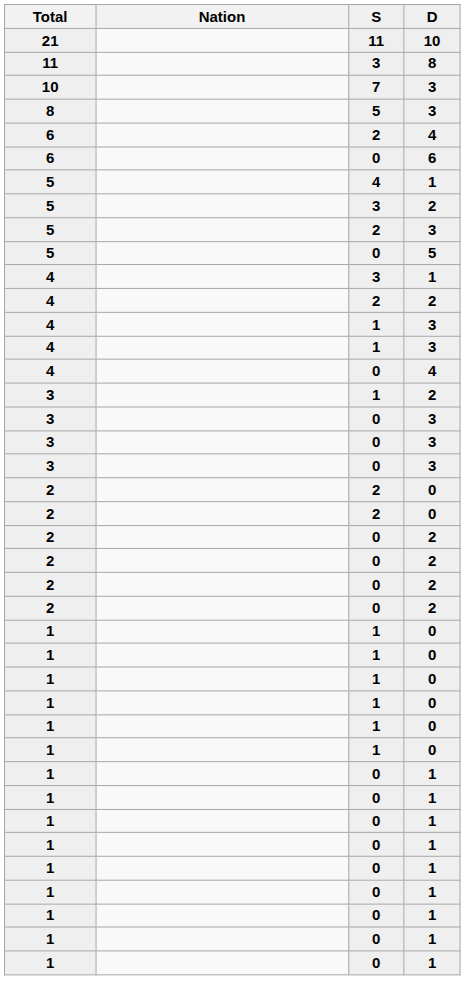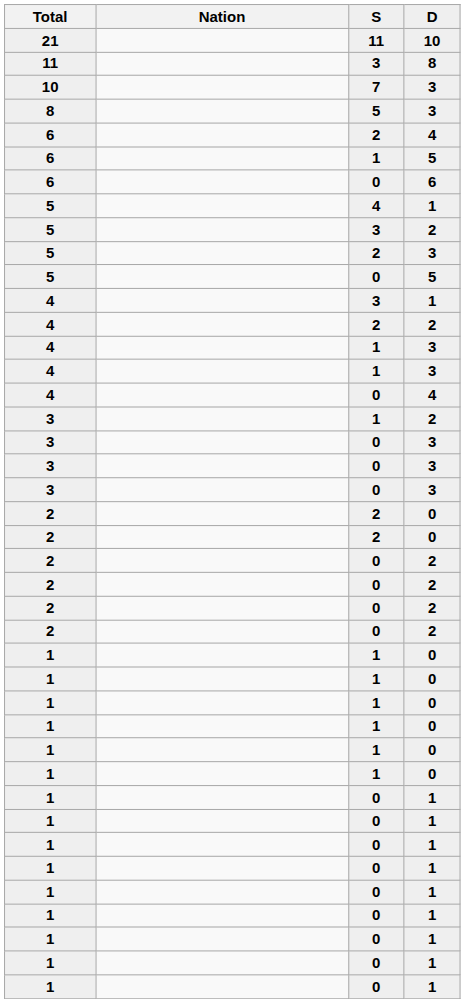+ row: (50, 159)
